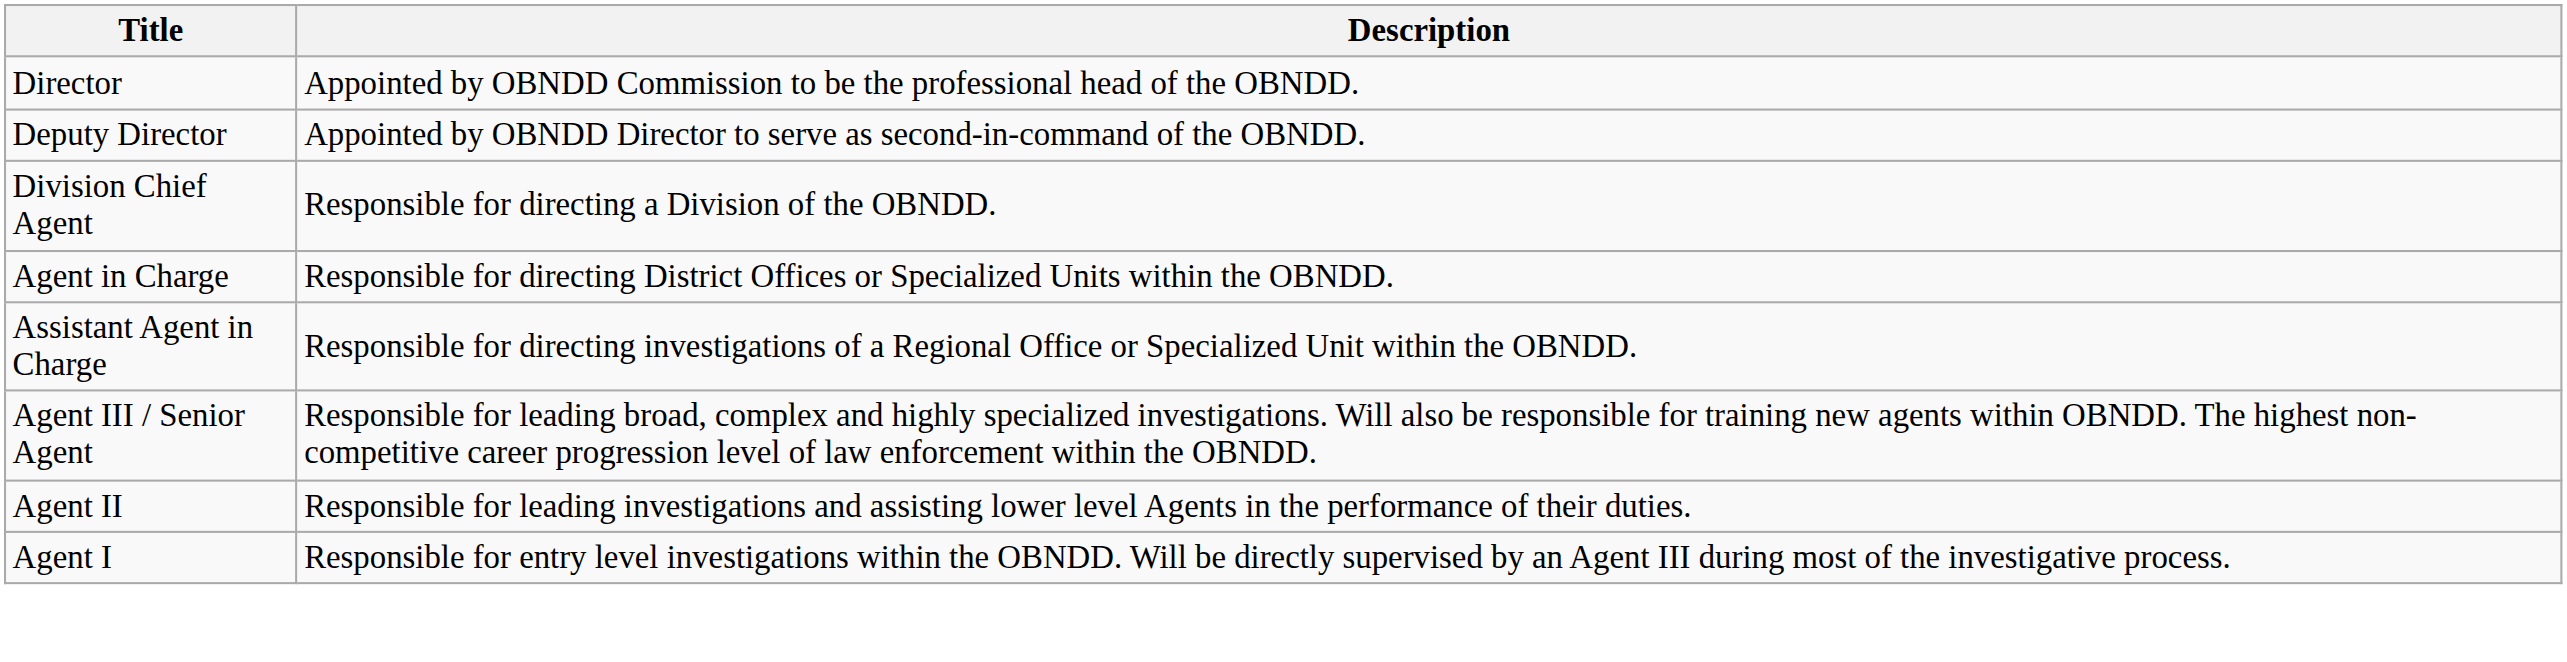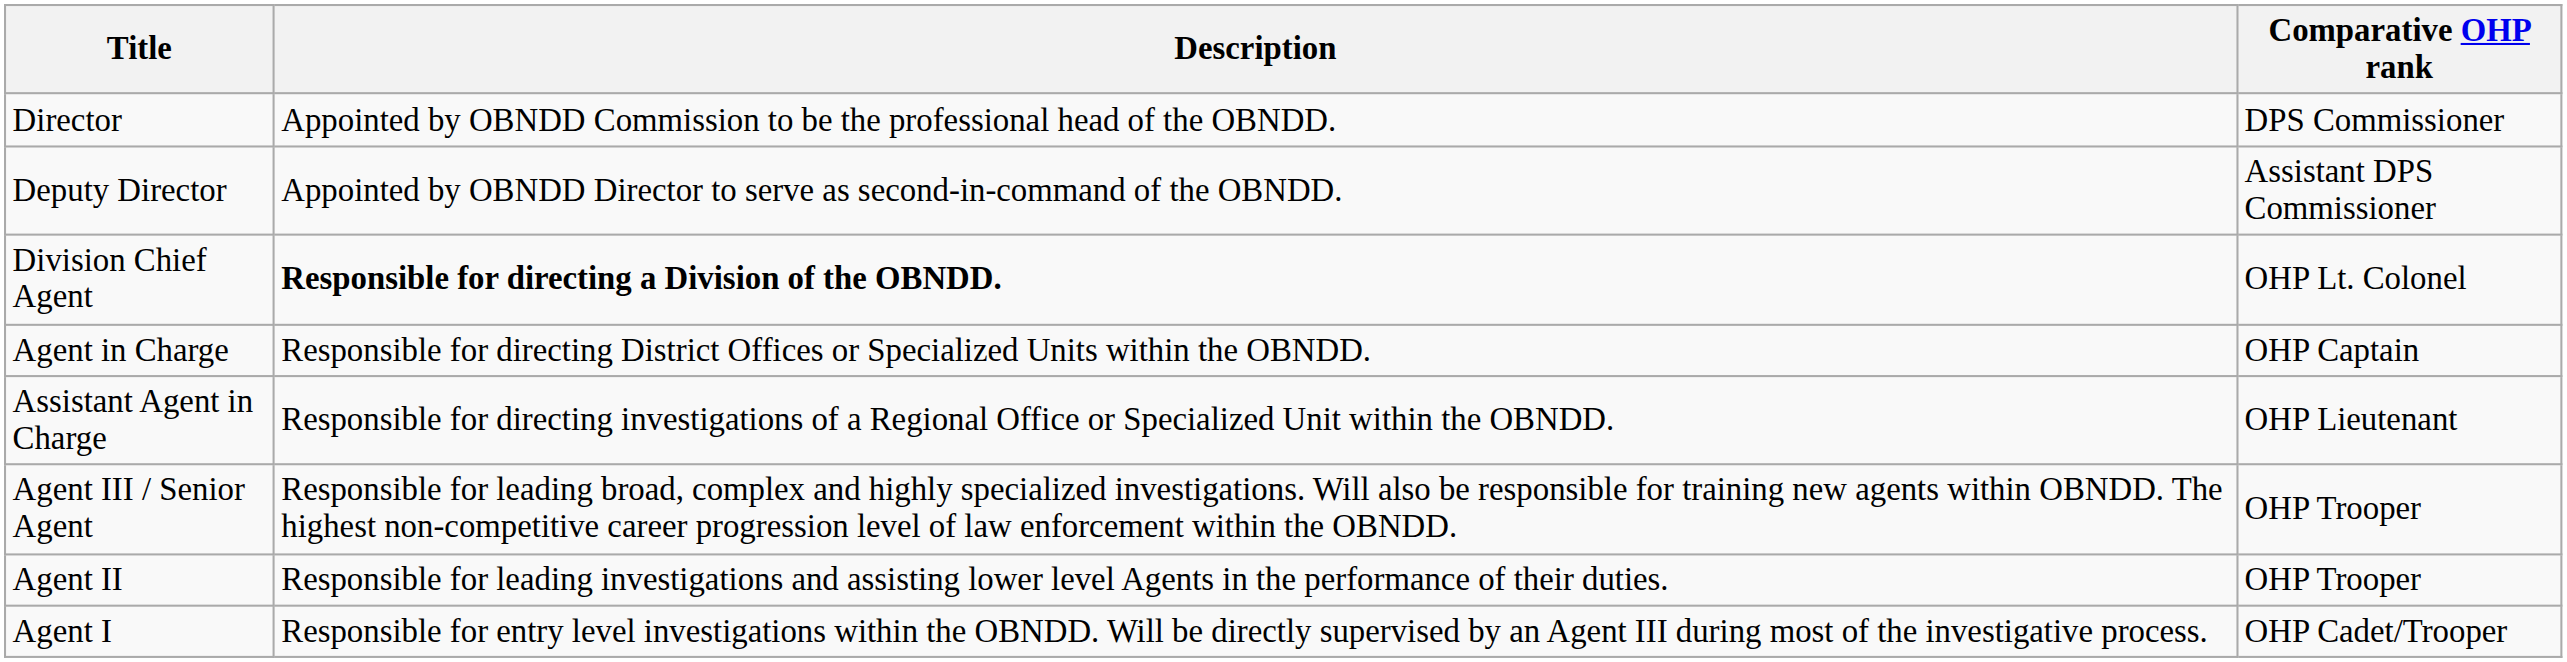+ column: (2399, 48)
(650, 205) normal -> (641, 278) bold
